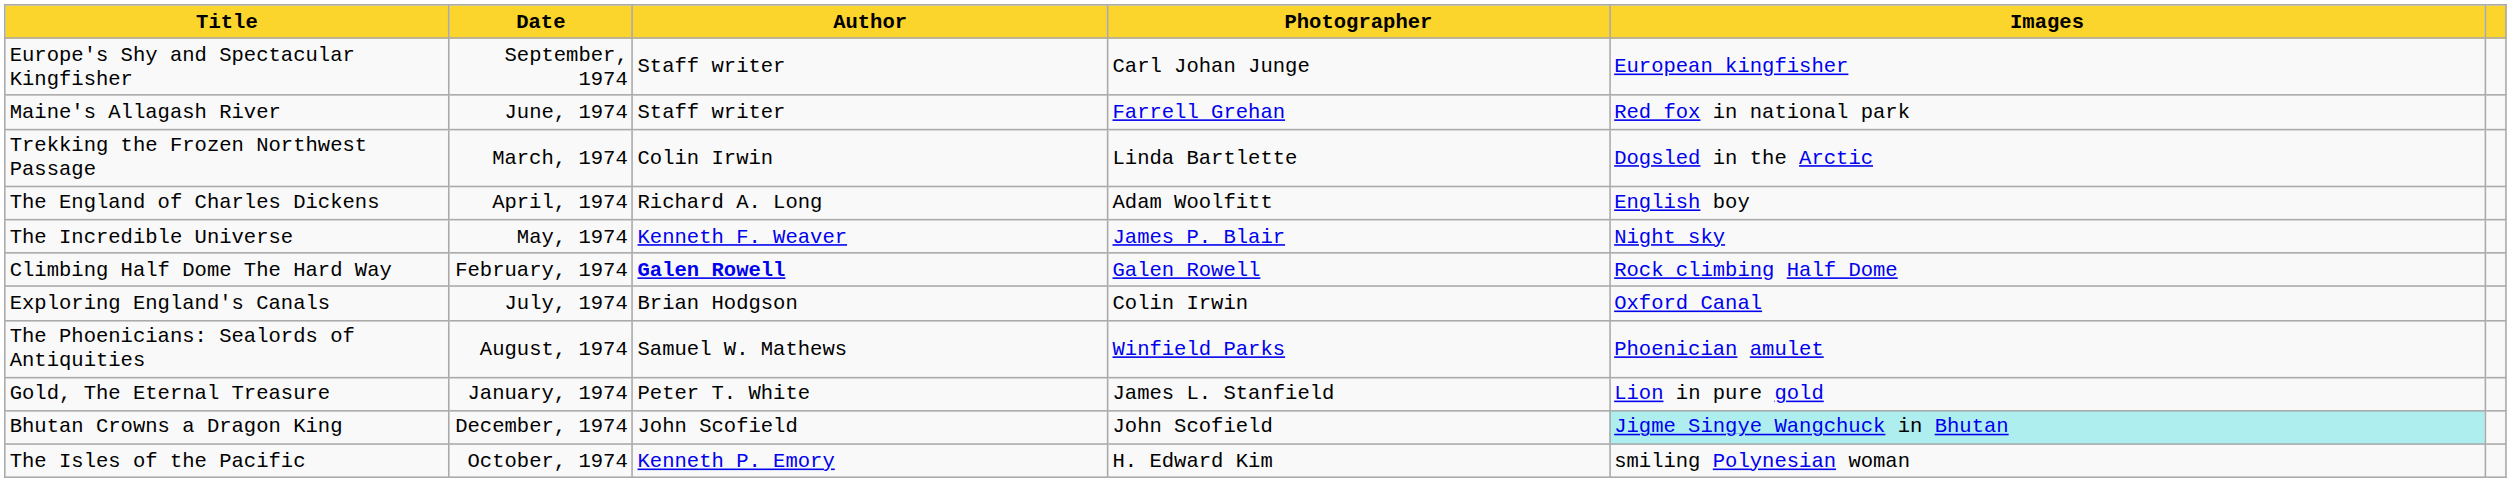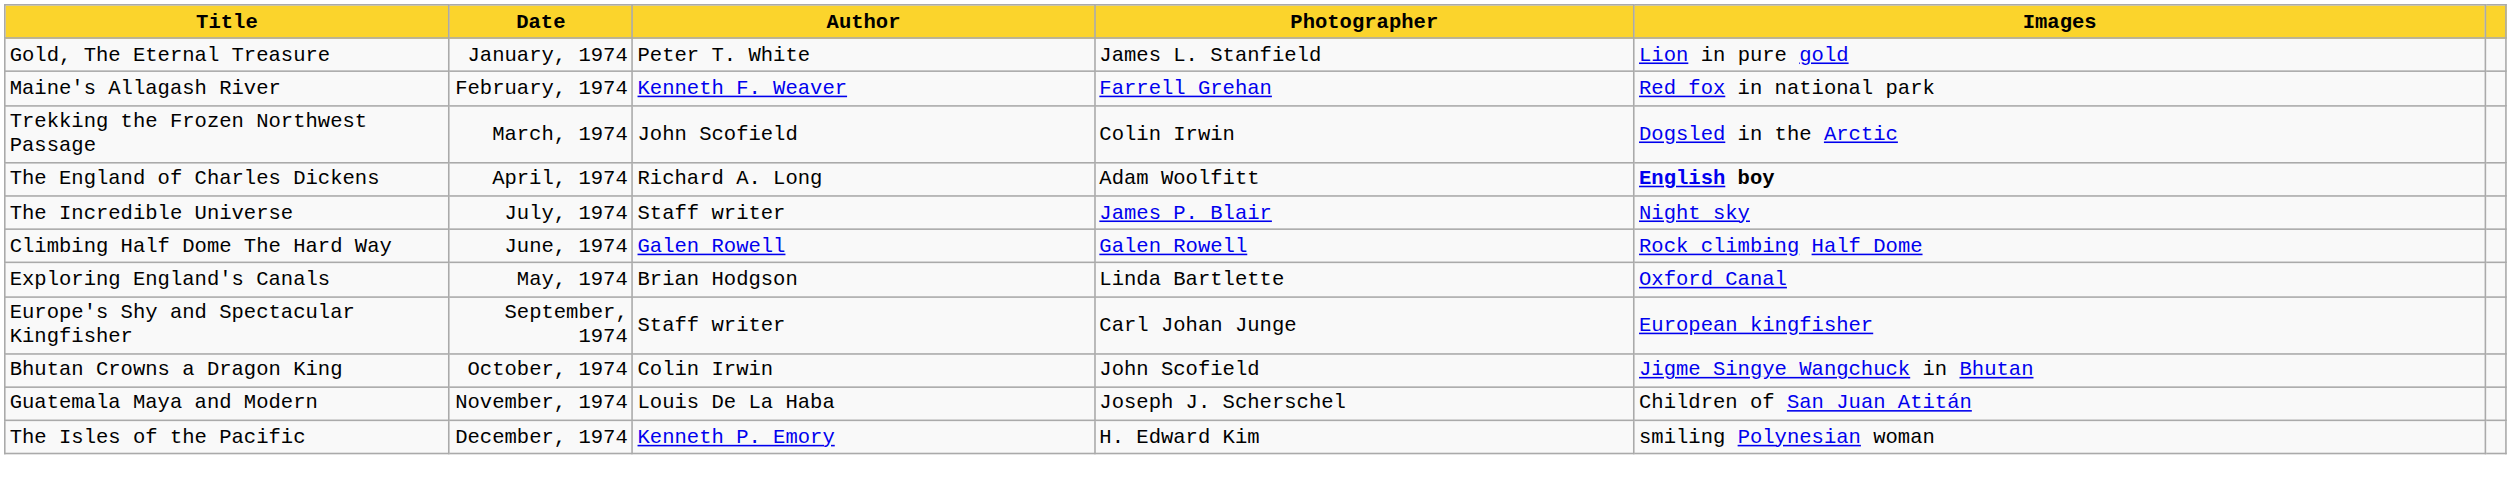rows swapped: (170, 394) <-> (182, 67)
(566, 112) June, 1974 -> (541, 88) February, 1974
(711, 112) Staff writer -> (742, 88) Kenneth F. Weaver
(705, 158) Colin Irwin -> (718, 134) John Scofield
(1205, 158) Linda Bartlette -> (1167, 134) Colin Irwin
(1682, 203) normal -> (1707, 179) bold
(572, 236) May, 1974 -> (566, 213) July, 1974
(742, 236) Kenneth F. Weaver -> (711, 213) Staff writer
(541, 270) February, 1974 -> (566, 246) June, 1974
(711, 270) bold -> (711, 246) normal
(566, 303) July, 1974 -> (572, 280) May, 1974
(1180, 303) Colin Irwin -> (1192, 280) Linda Bartlette
- row: (182, 349)
(541, 427) December, 1974 -> (548, 370) October, 1974
(718, 427) John Scofield -> (705, 370) Colin Irwin
(1811, 427) paleturquoise background -> (1836, 370) no background
+ row: (164, 404)
(548, 461) October, 1974 -> (541, 437) December, 1974
